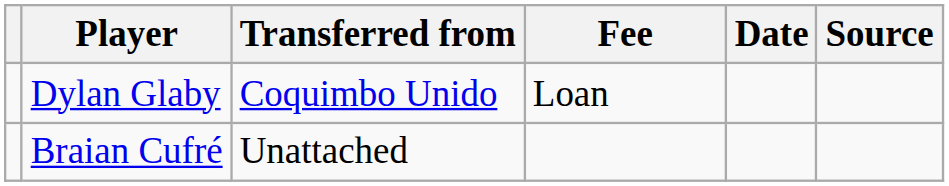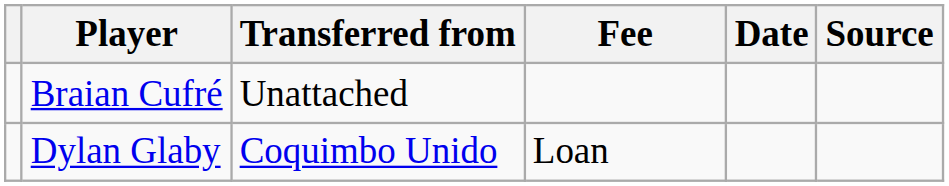rows swapped: (127, 151) <-> (126, 92)
